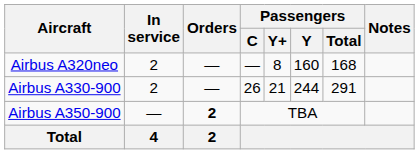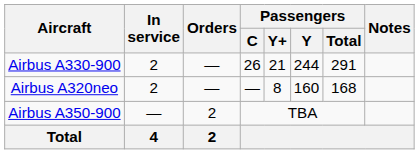rows swapped: (64, 64) <-> (64, 88)
(212, 112) bold -> (212, 112) normal
